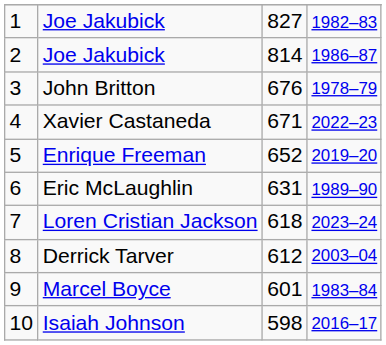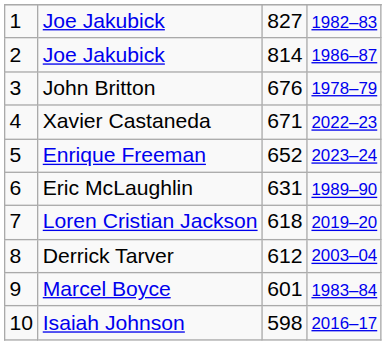(344, 155) 2019–20 -> (344, 155) 2023–24
(344, 222) 2023–24 -> (344, 222) 2019–20
